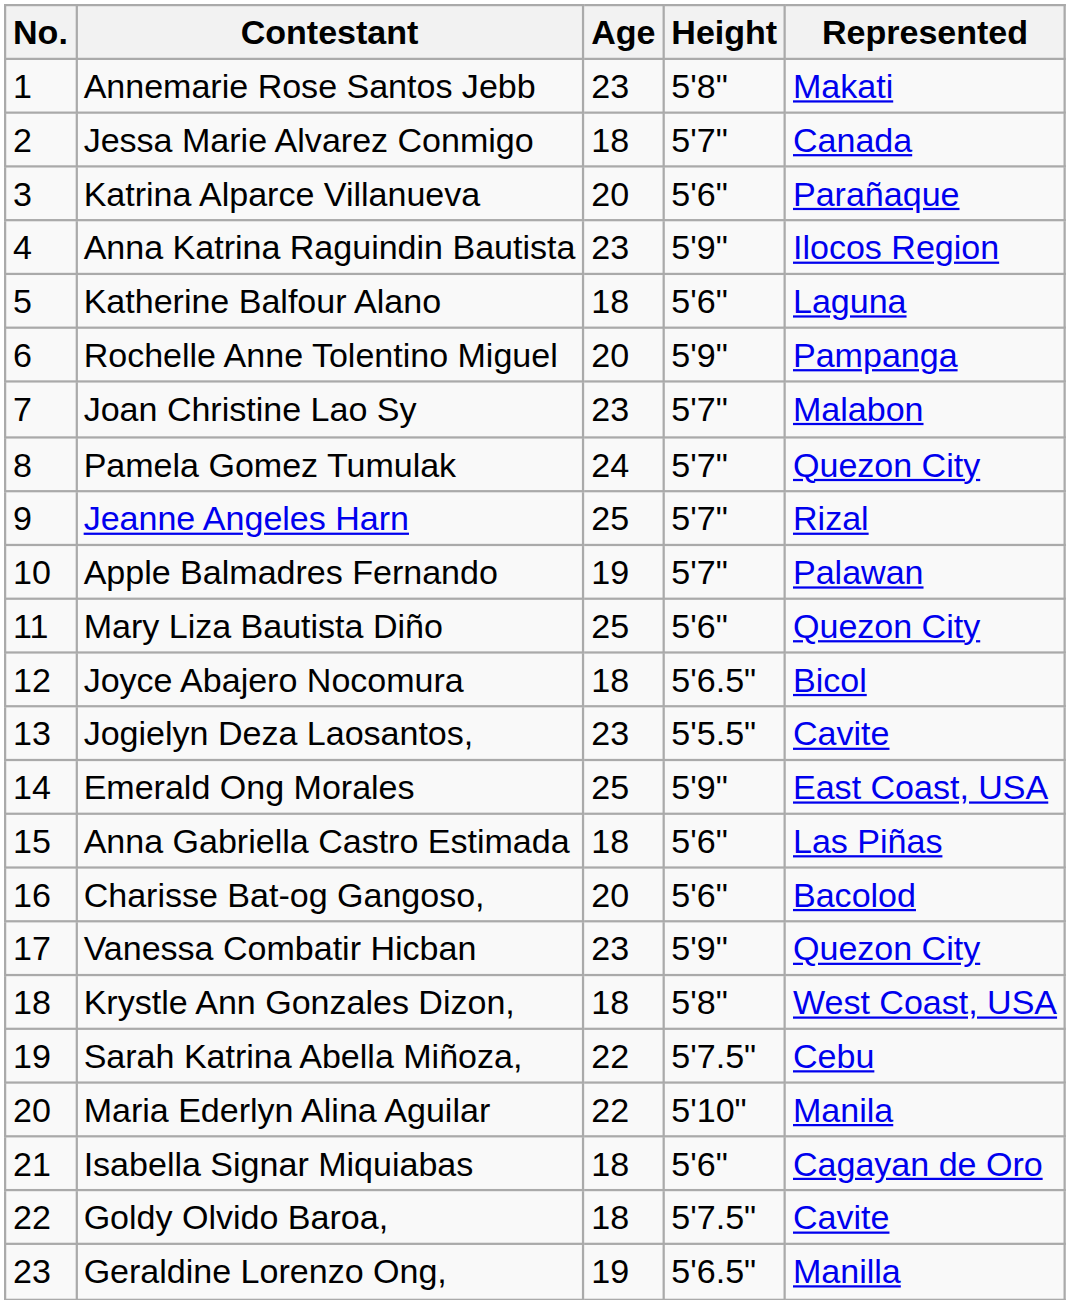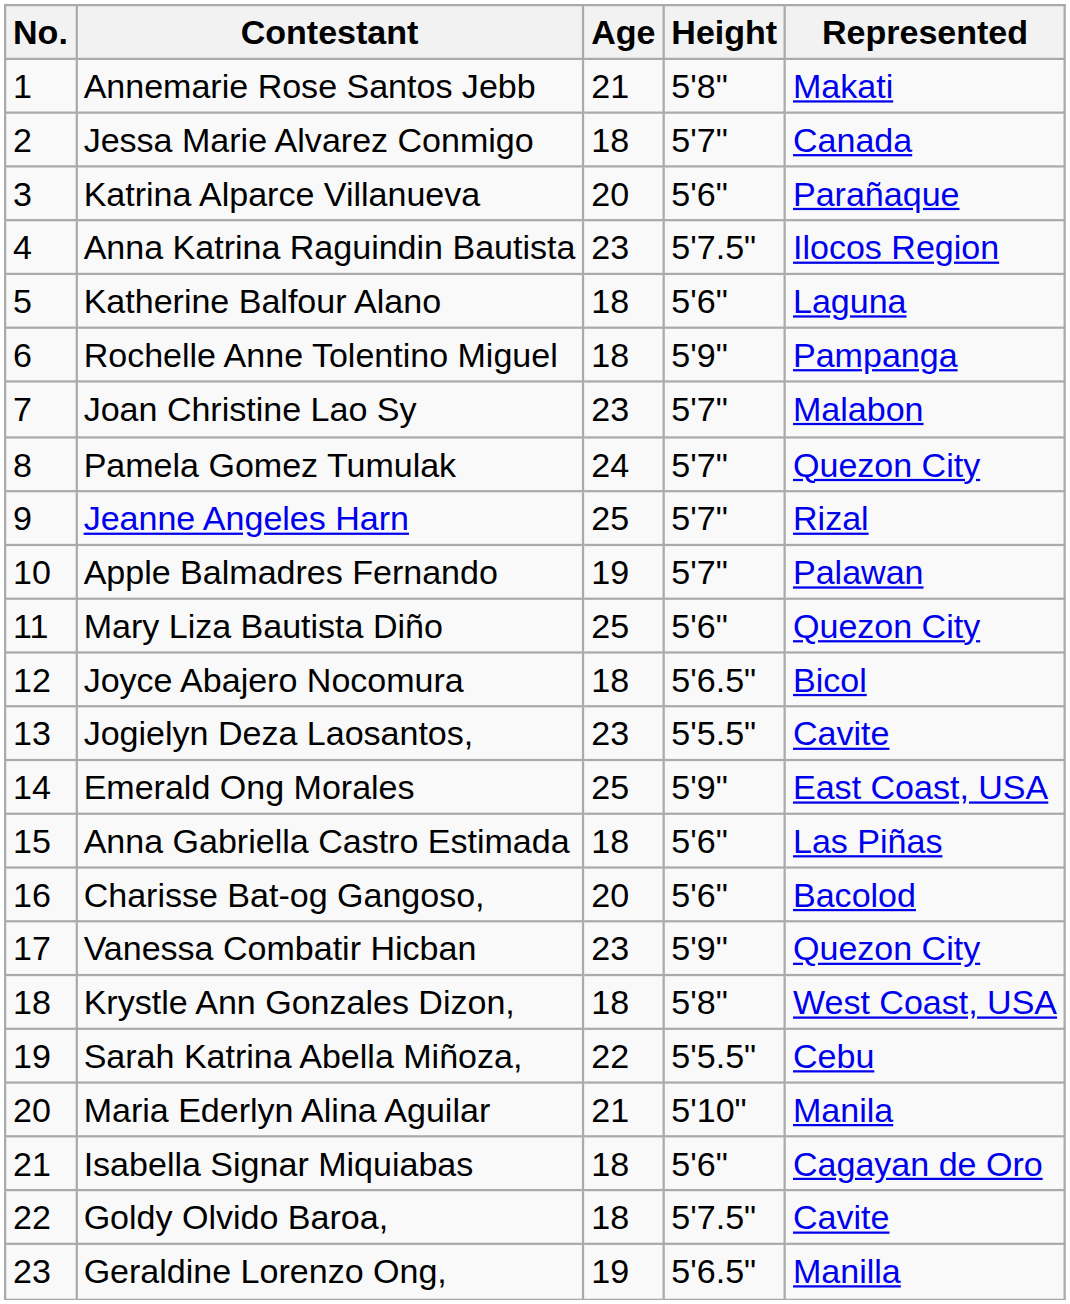(610, 86) 23 -> (610, 86) 21
(700, 248) 5'9" -> (714, 248) 5'7.5"
(610, 356) 20 -> (610, 356) 18
(714, 1056) 5'7.5" -> (714, 1056) 5'5.5"
(610, 1110) 22 -> (610, 1110) 21
